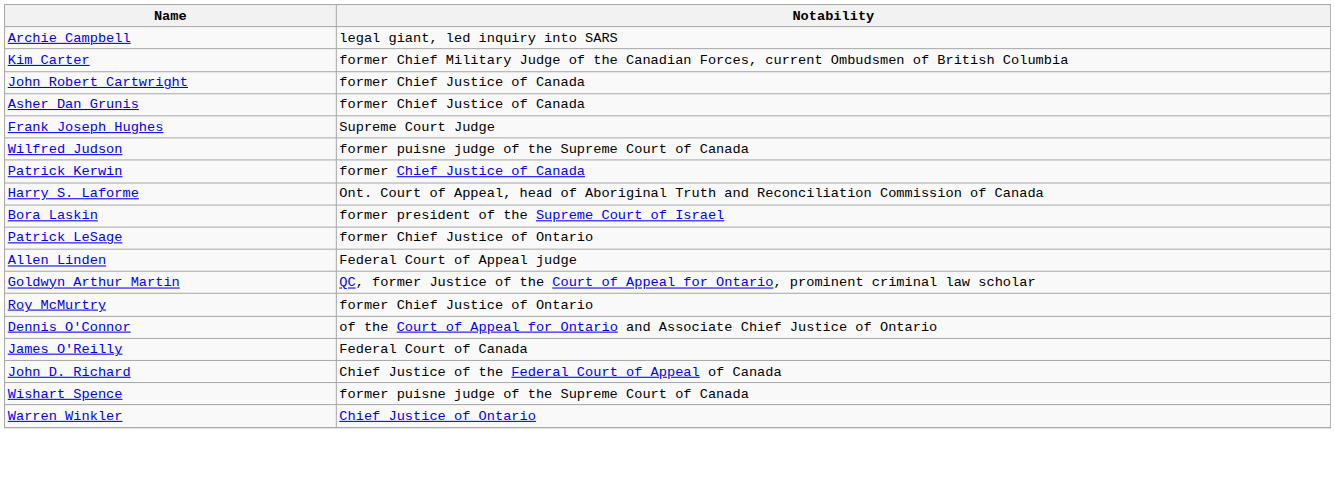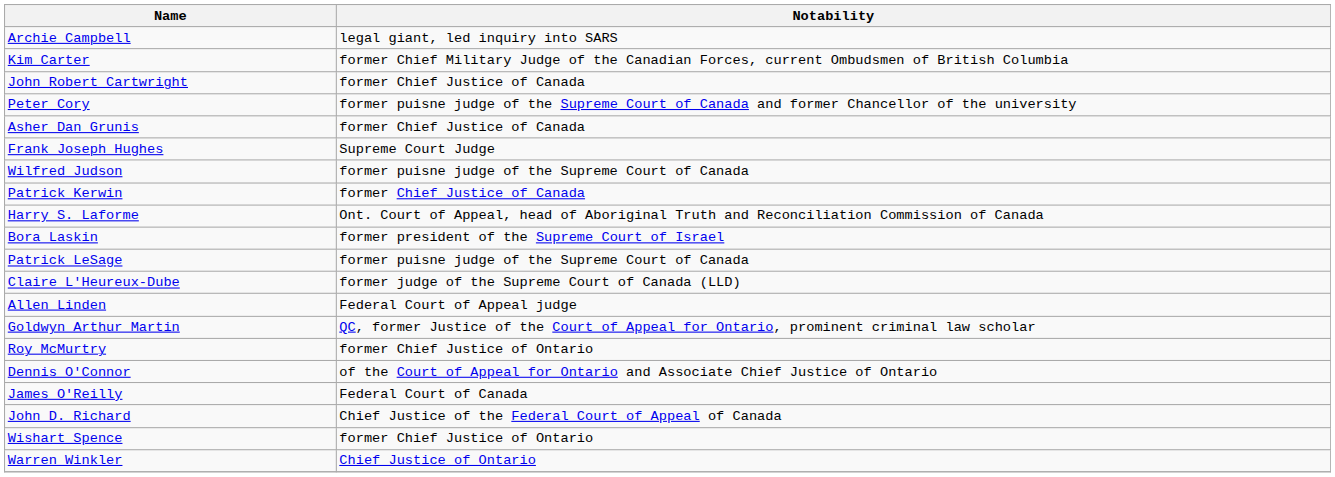+ row: (49, 105)
(466, 238) former Chief Justice of Ontario -> (544, 260) former puisne judge of the Supreme Court of Canada
+ row: (94, 283)
(544, 394) former puisne judge of the Supreme Court of Canada -> (466, 438) former Chief Justice of Ontario
